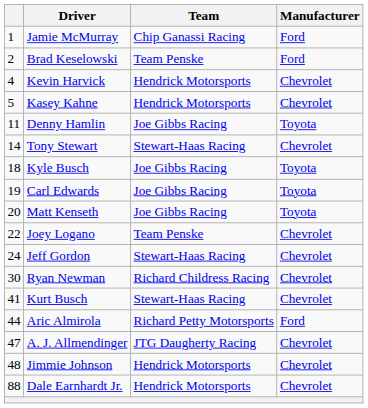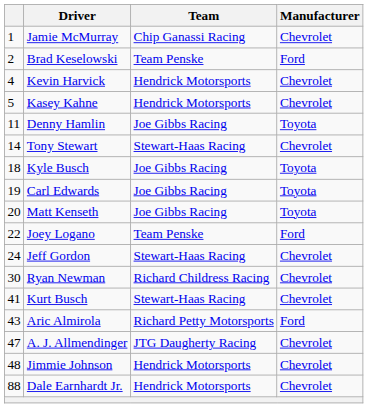(292, 37) Ford -> (306, 37) Chevrolet
(306, 233) Chevrolet -> (292, 233) Ford
(14, 320) 44 -> (14, 320) 43
